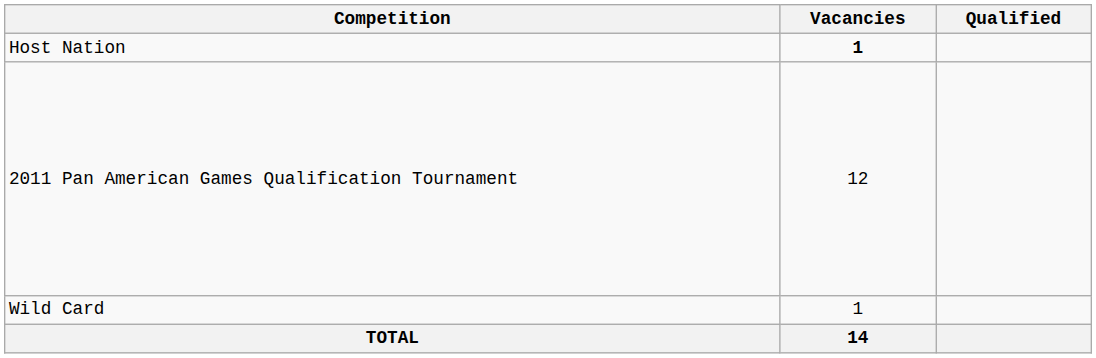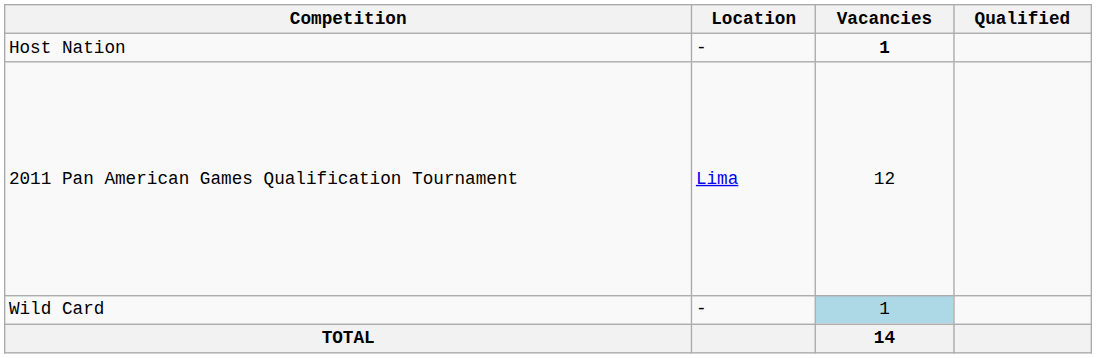+ column: (754, 19)
(858, 310) no background -> (884, 310) lightblue background
